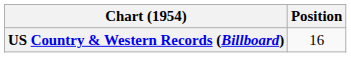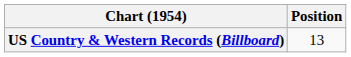(317, 39) 16 -> (317, 39) 13
